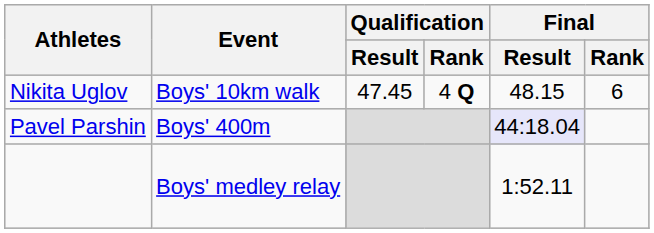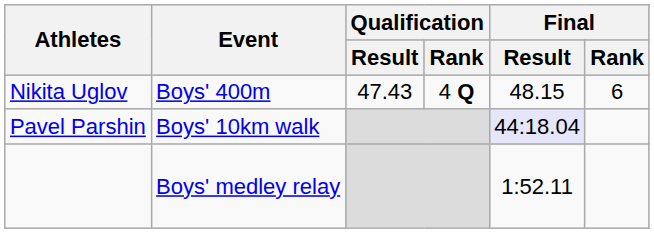(238, 92) Boys' 10km walk -> (213, 92) Boys' 400m
(385, 92) 47.45 -> (385, 92) 47.43
(213, 127) Boys' 400m -> (238, 127) Boys' 10km walk
